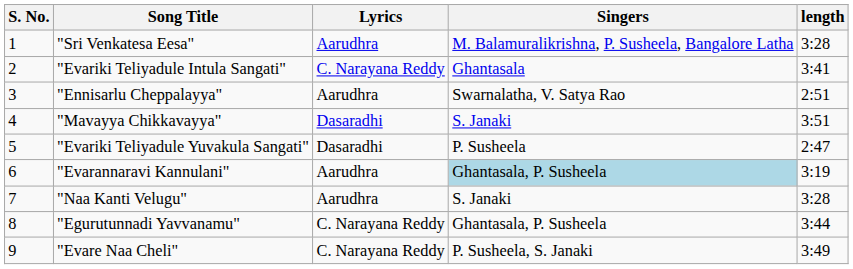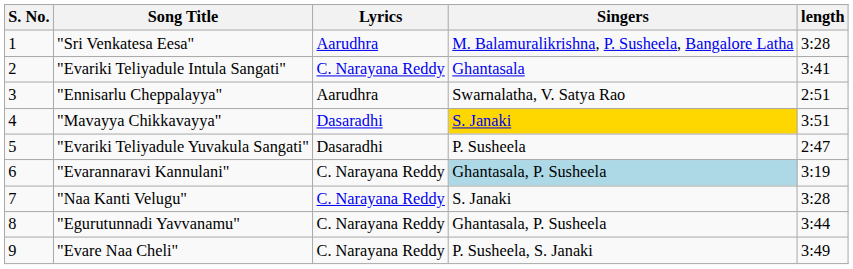(482, 120) no background -> (482, 120) gold background
(347, 172) Aarudhra -> (381, 172) C. Narayana Reddy
(347, 198) Aarudhra -> (381, 198) C. Narayana Reddy
